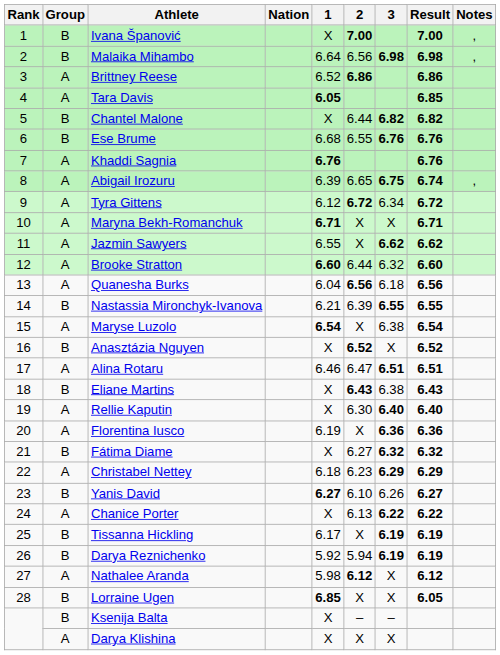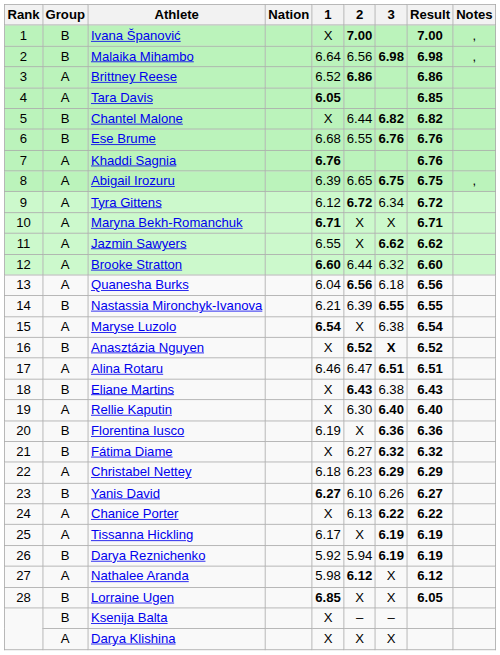(430, 181) 6.74 -> (430, 181) 6.75
(391, 347) normal -> (391, 347) bold
(65, 431) A -> (65, 431) B
(65, 535) B -> (65, 535) A
